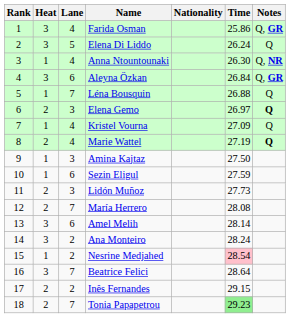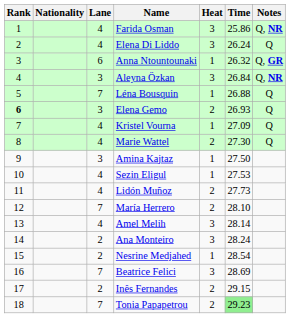columns swapped: (46, 12) <-> (198, 12)
(269, 28) Q, GR -> (269, 28) Q, NR
(72, 45) 5 -> (100, 45) 4
(72, 61) 4 -> (100, 61) 6
(239, 61) 26.30 -> (239, 61) 26.32
(269, 61) Q, NR -> (269, 61) Q, GR
(72, 77) 6 -> (100, 77) 3
(269, 77) Q, GR -> (269, 77) Q, NR
(19, 110) normal -> (19, 110) bold
(239, 110) 26.97 -> (239, 110) 26.93
(269, 110) bold -> (269, 110) normal
(239, 142) 27.19 -> (239, 142) 27.30
(269, 142) bold -> (269, 142) normal
(72, 175) 6 -> (100, 175) 4
(239, 175) 27.59 -> (239, 175) 27.53
(72, 191) 3 -> (100, 191) 4
(239, 207) 28.08 -> (239, 207) 28.10
(72, 223) 6 -> (100, 223) 4
(239, 256) pink background -> (239, 256) no background
(239, 272) 28.64 -> (239, 272) 28.69
